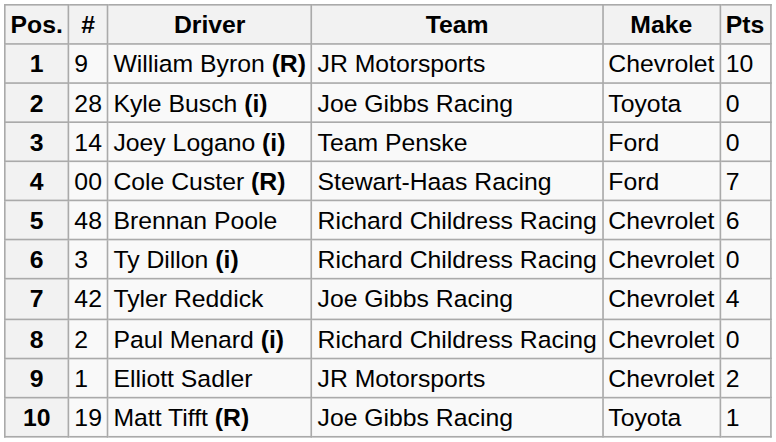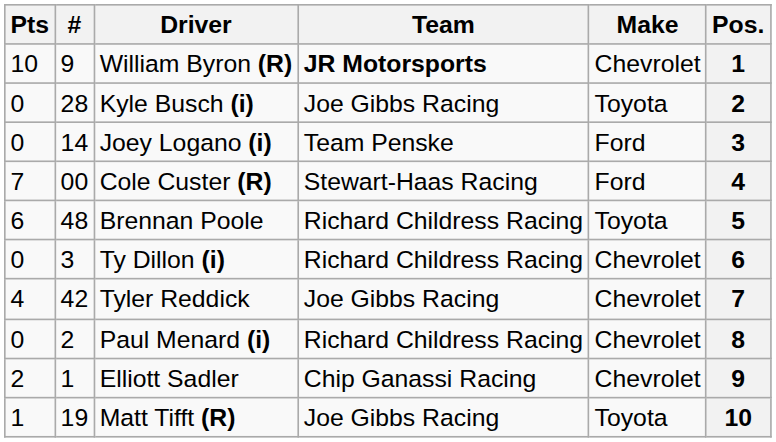columns swapped: (37, 25) <-> (745, 25)
(401, 64) normal -> (395, 64) bold
(661, 221) Chevrolet -> (631, 221) Toyota
(401, 378) JR Motorsports -> (420, 378) Chip Ganassi Racing
